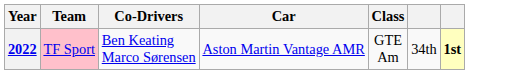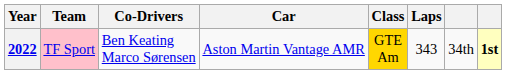+ column: (426, 16)
(388, 49) no background -> (388, 49) gold background
